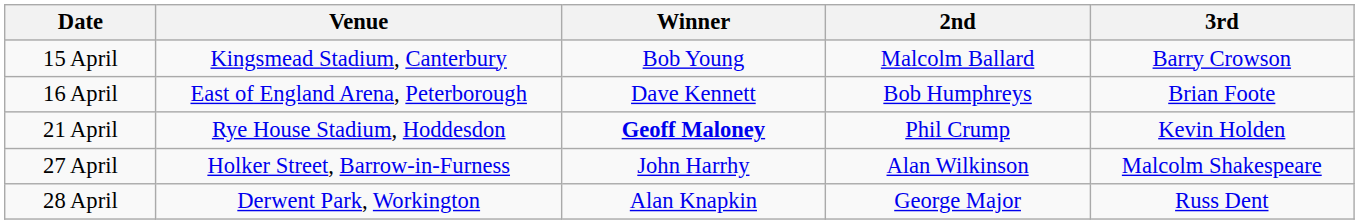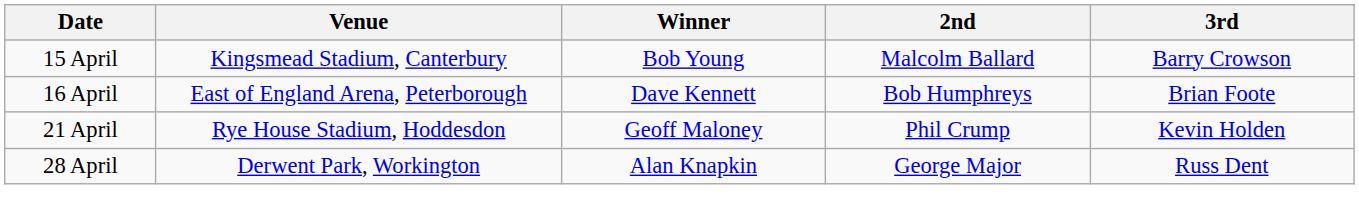(693, 129) bold -> (693, 129) normal
- row: (80, 165)
